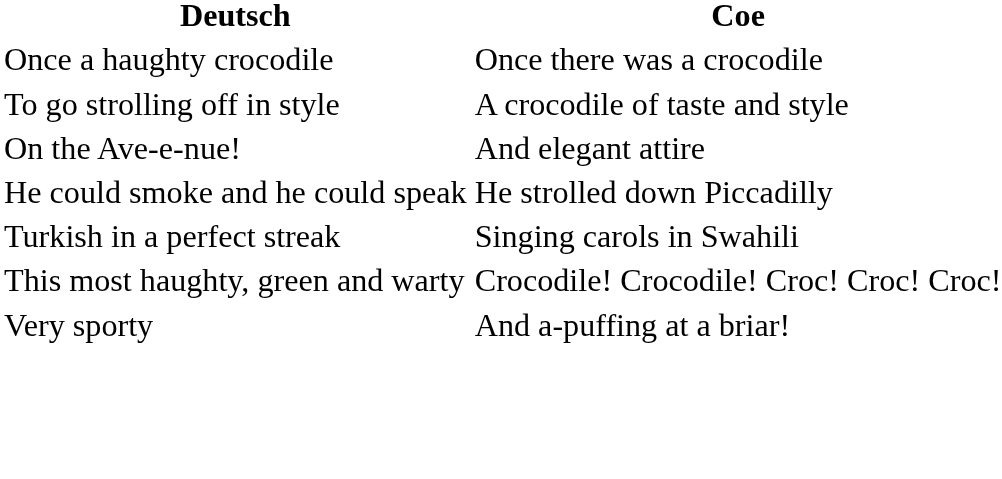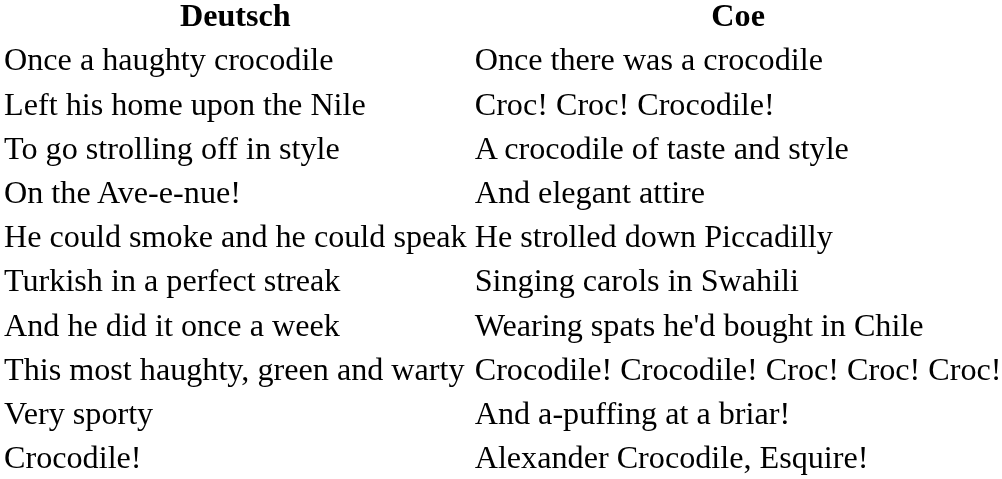+ row: (185, 104)
+ row: (172, 325)
+ row: (73, 457)
